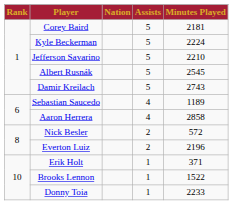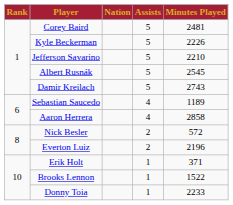(196, 27) 2181 -> (196, 27) 2481
(196, 42) 2224 -> (196, 42) 2226
